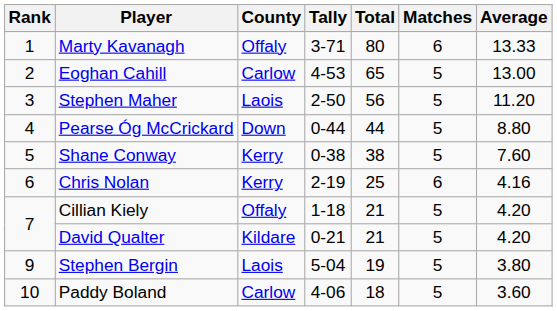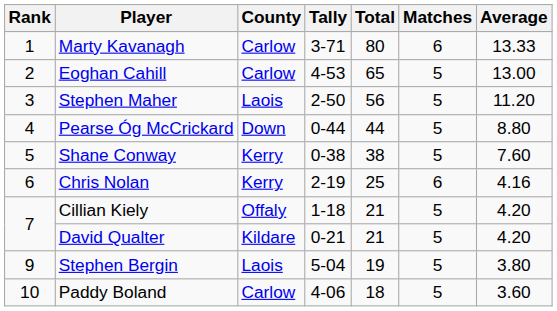(264, 45) Offaly -> (268, 45) Carlow
